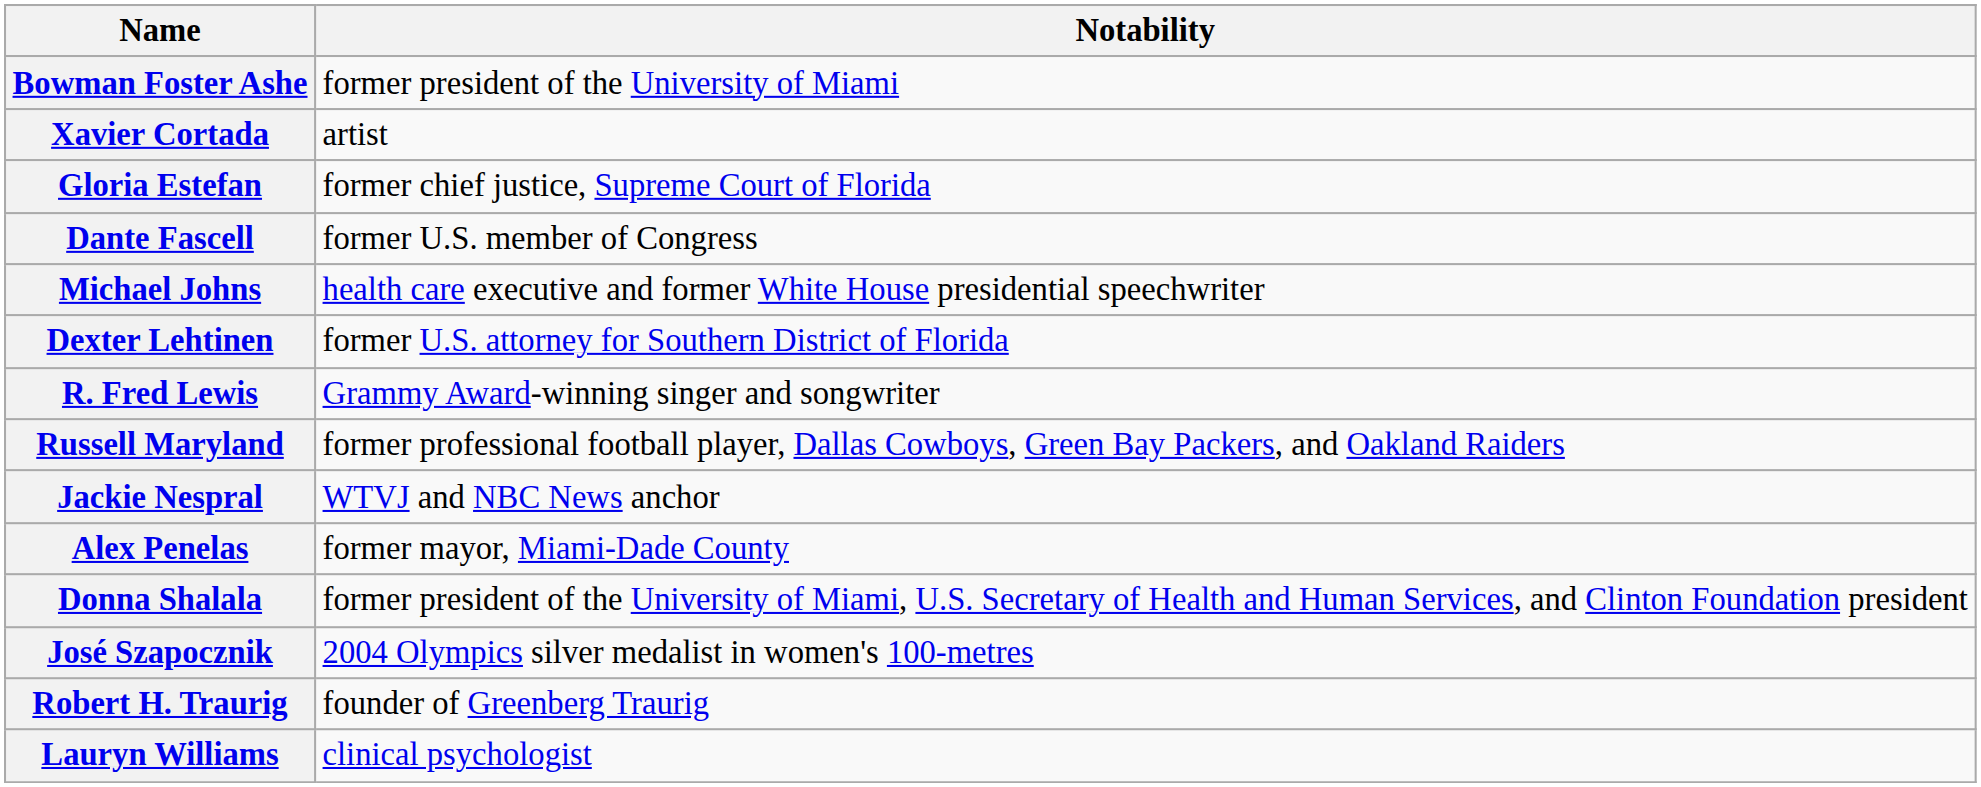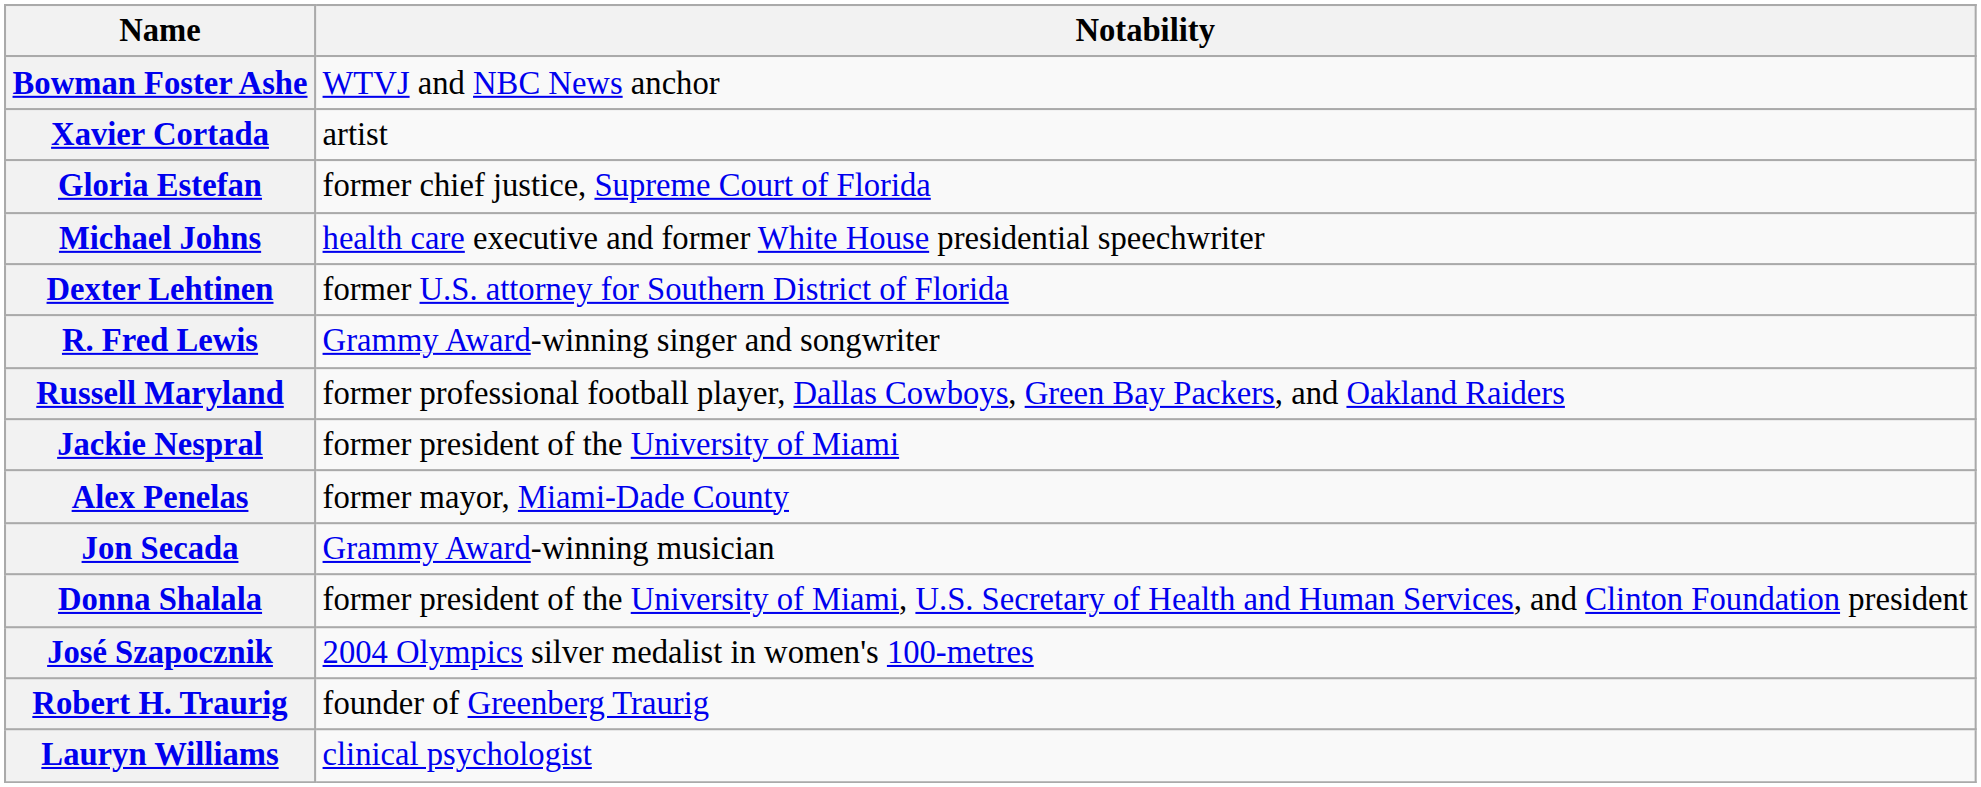(611, 82) former president of the University of Miami -> (521, 82) WTVJ and NBC News anchor
- row: (160, 237)
(521, 496) WTVJ and NBC News anchor -> (611, 444) former president of the University of Miami
+ row: (160, 548)
